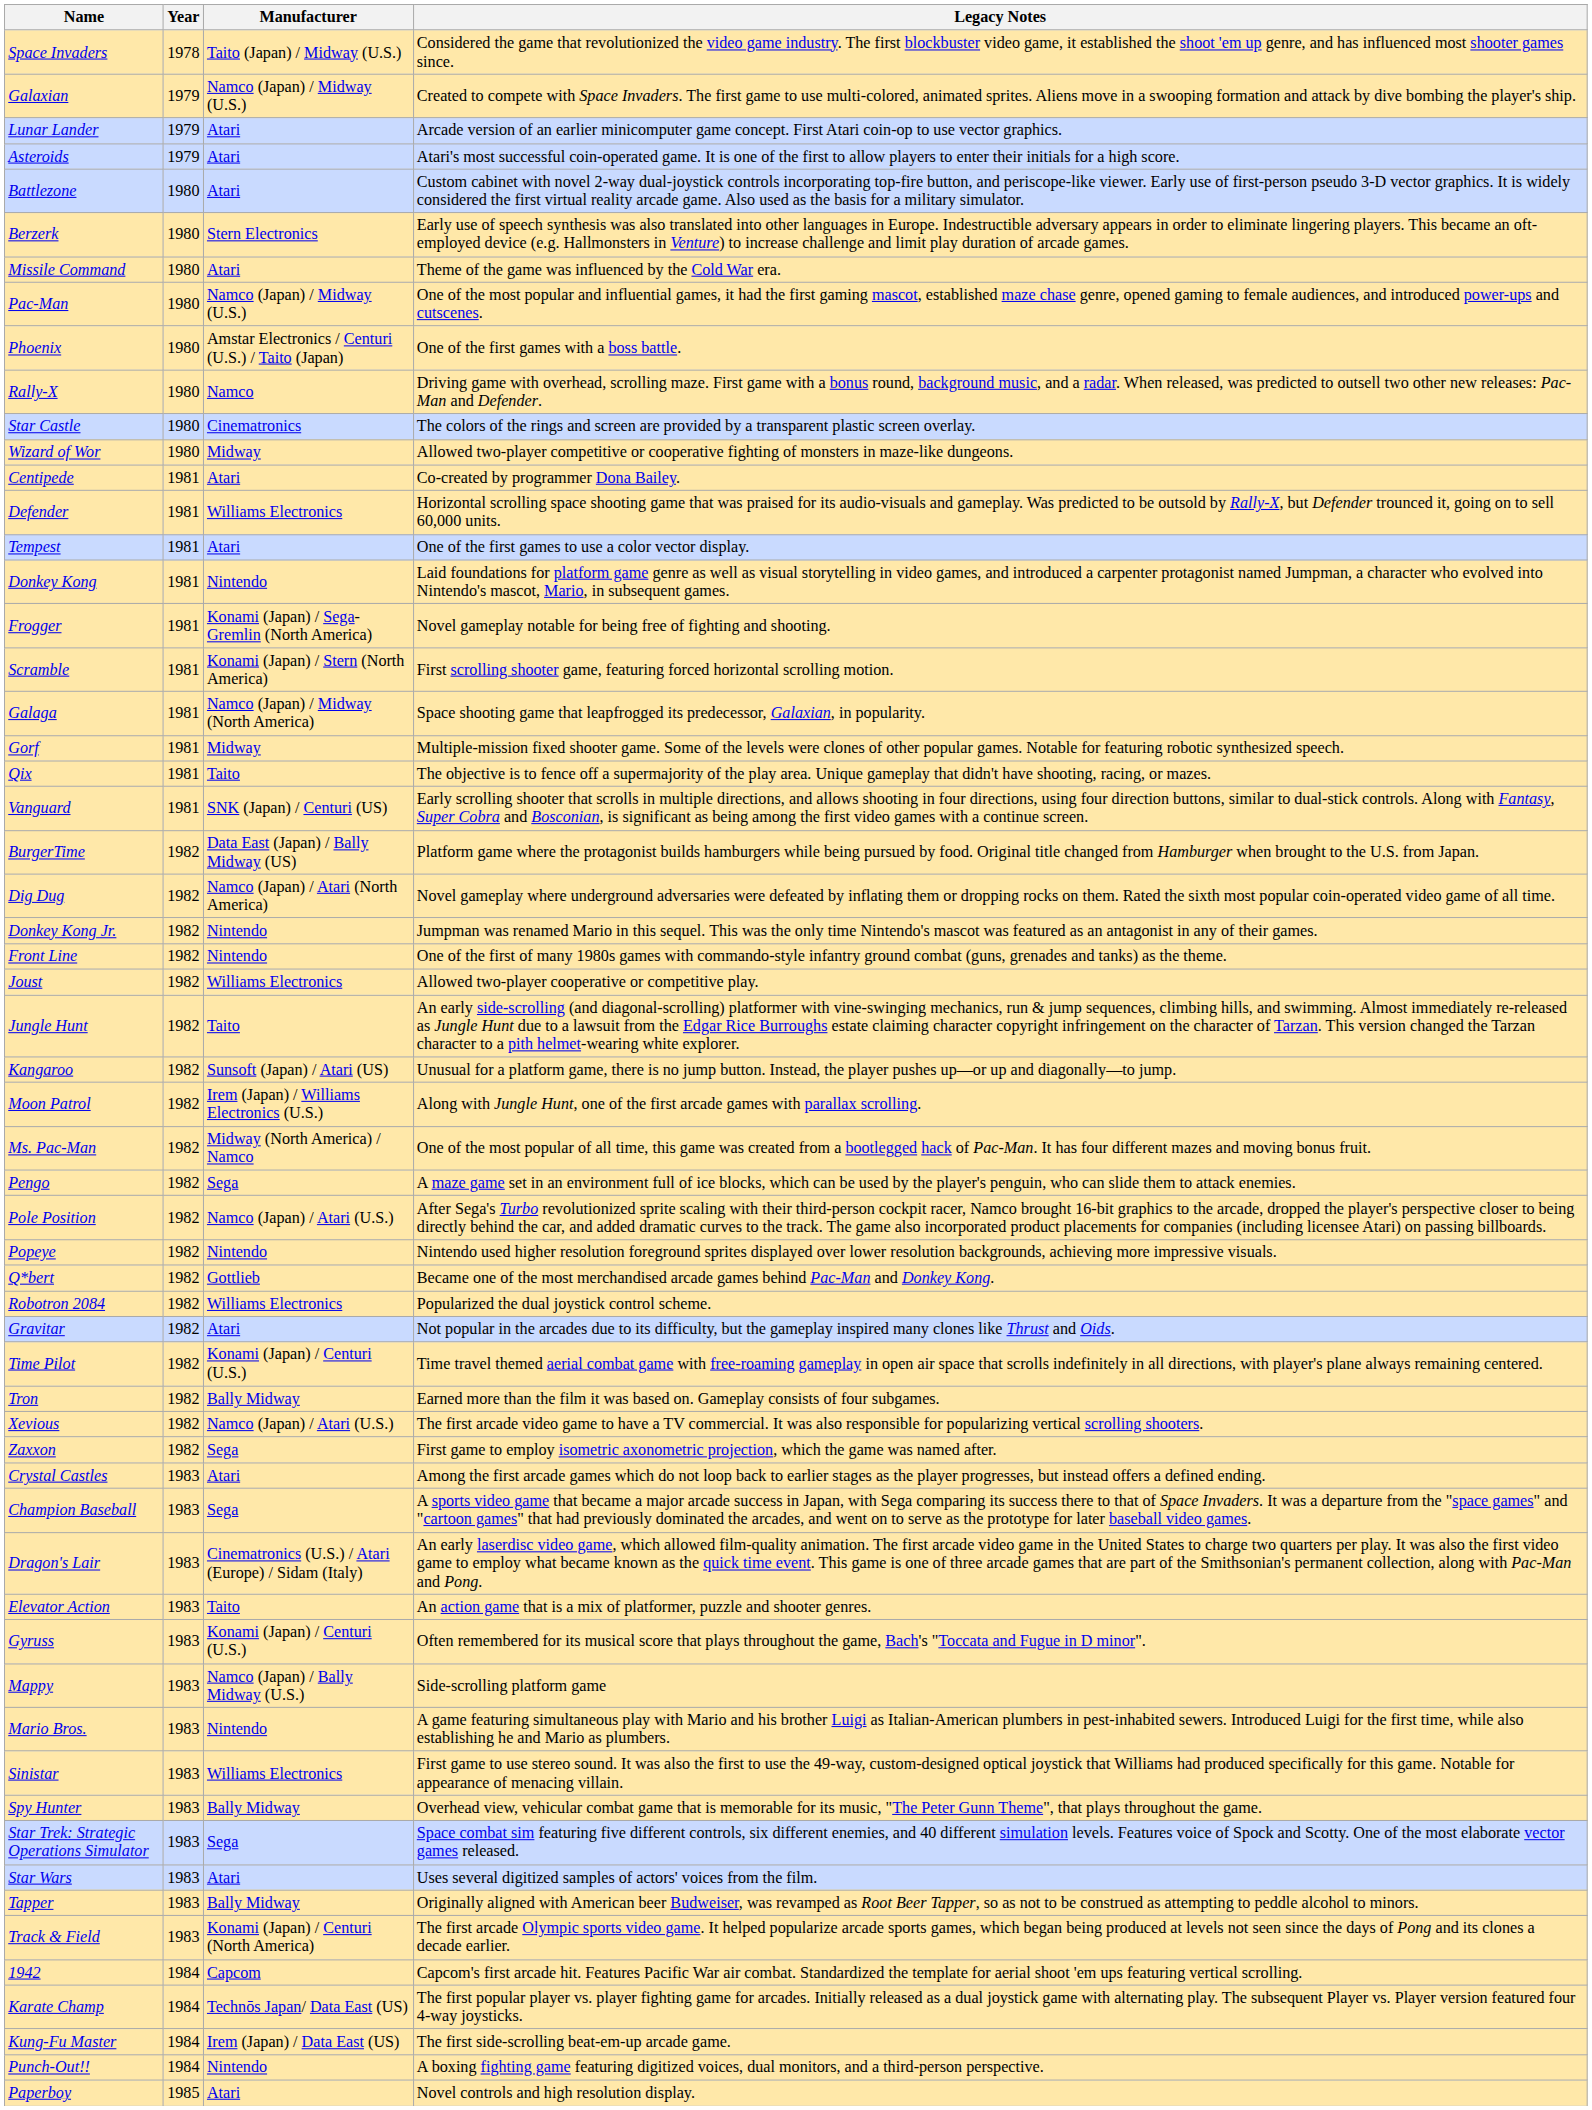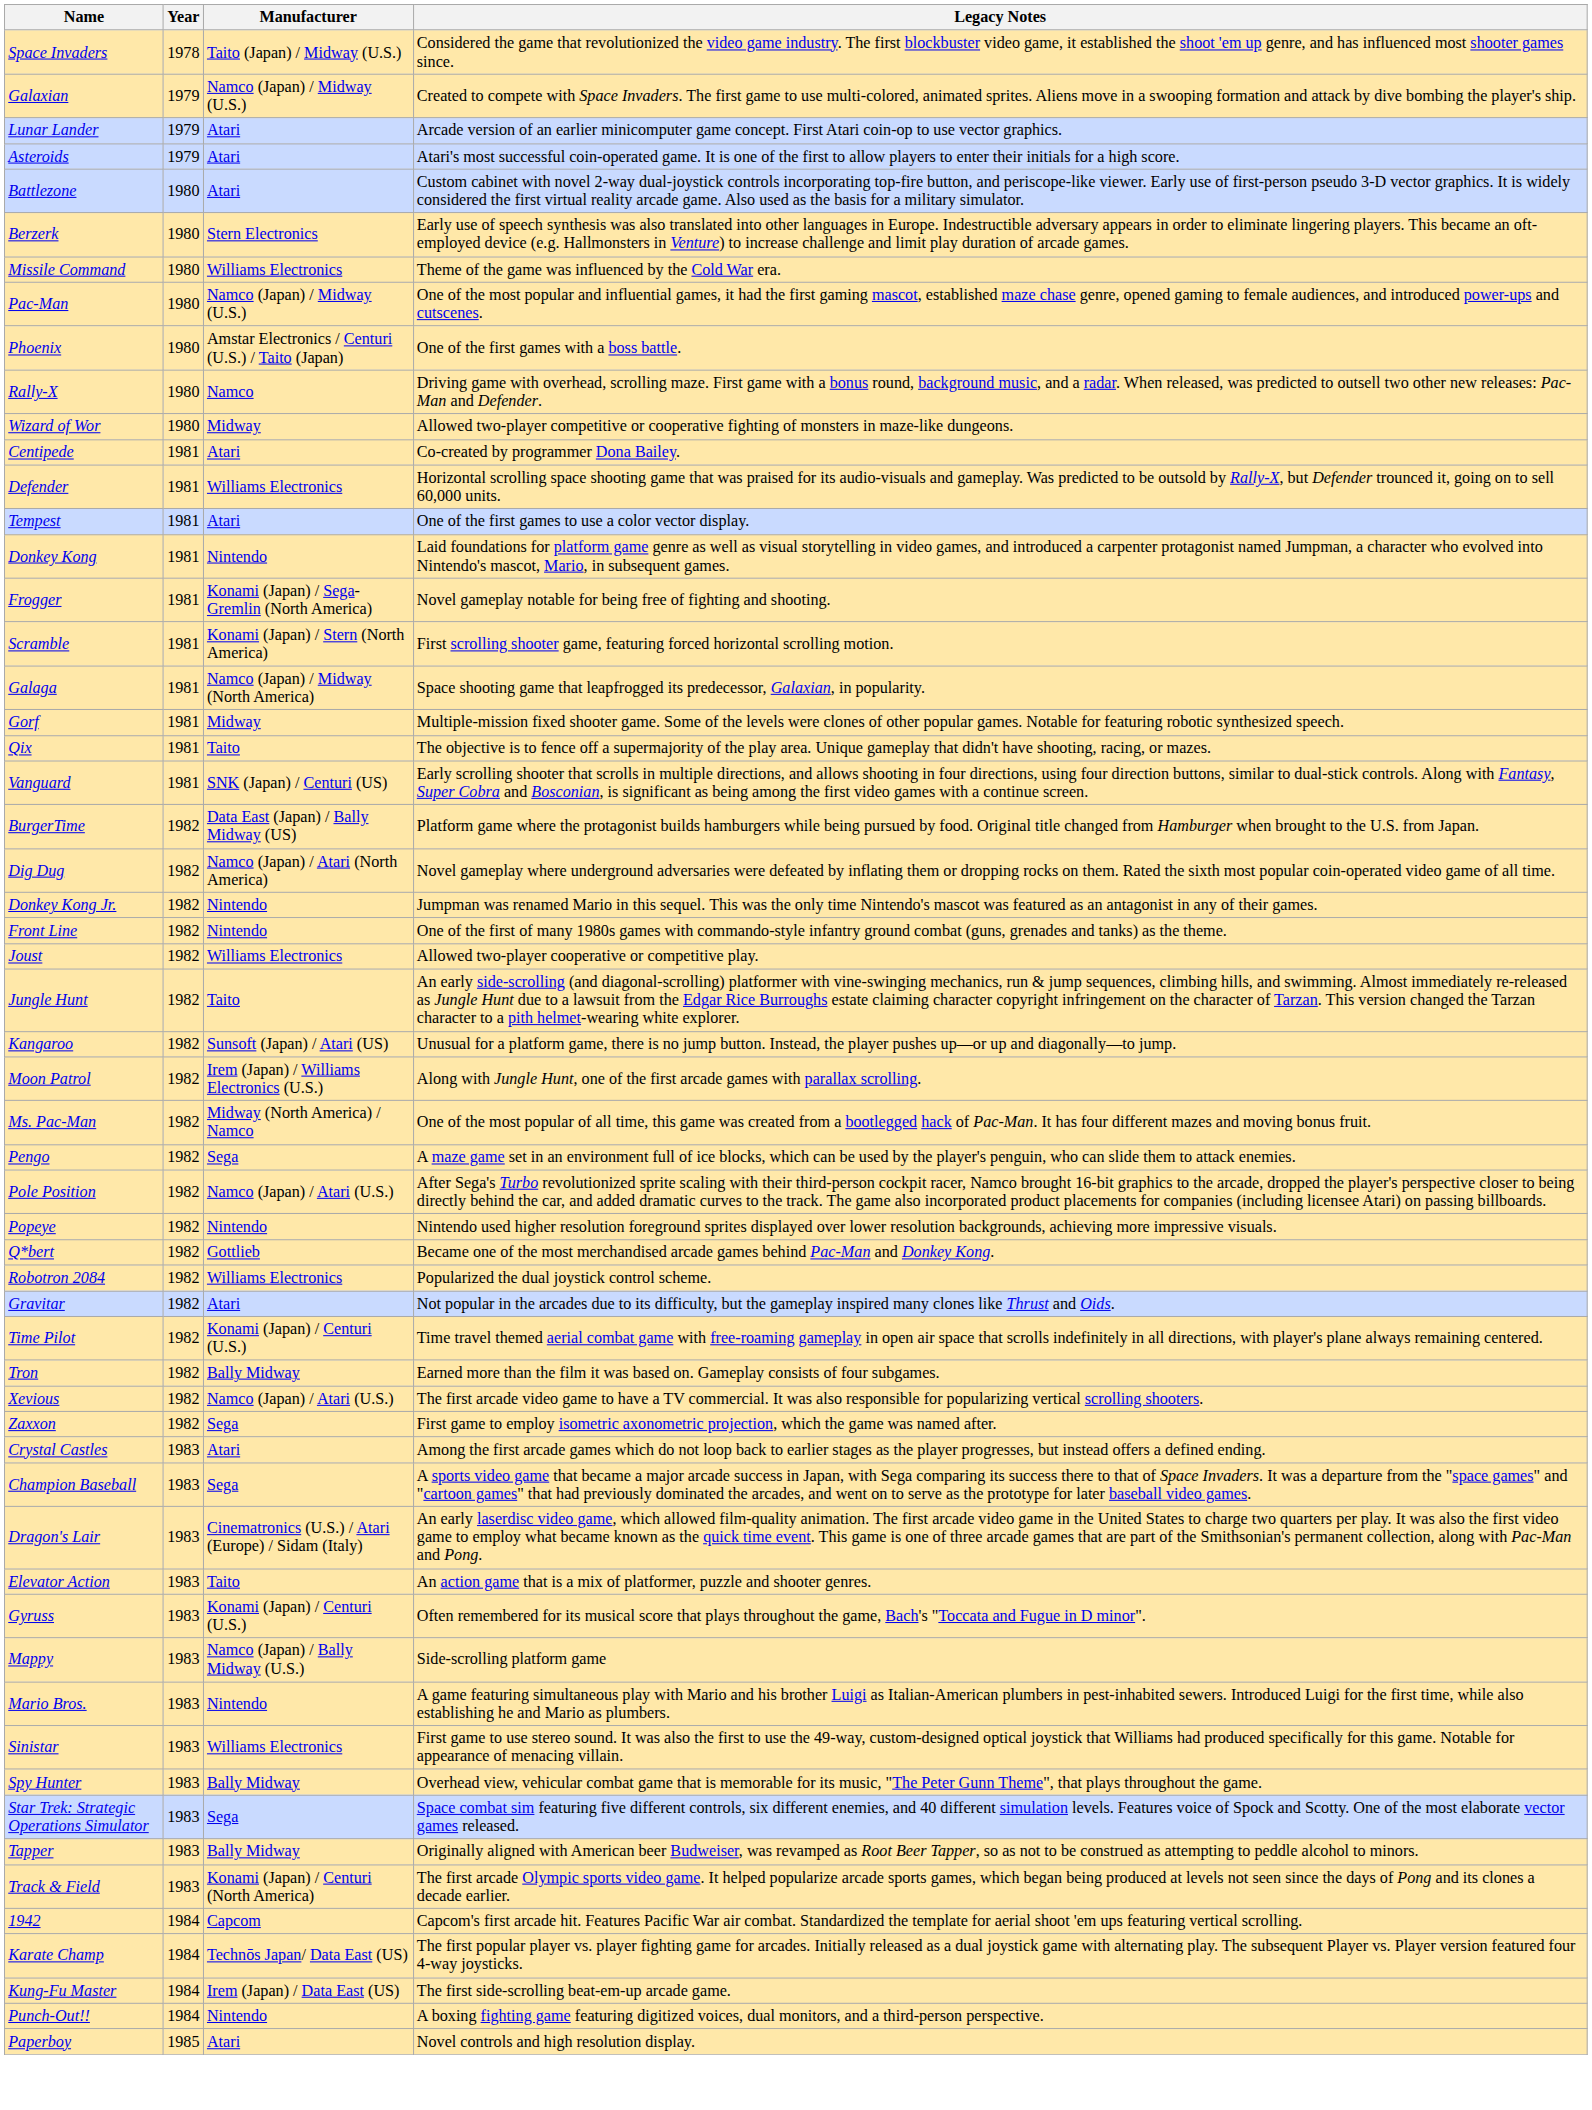(224, 269) Atari -> (275, 269) Williams Electronics
- row: (44, 426)
- row: (40, 1877)
